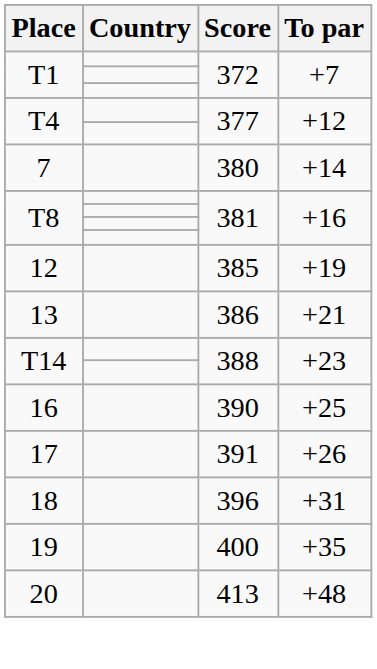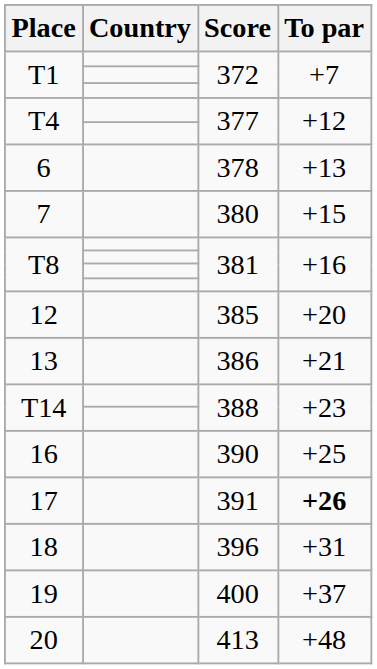+ row: (44, 167)
(324, 167) +14 -> (324, 214) +15
(324, 267) +19 -> (324, 313) +20
(324, 453) normal -> (324, 500) bold
(324, 546) +35 -> (324, 593) +37
